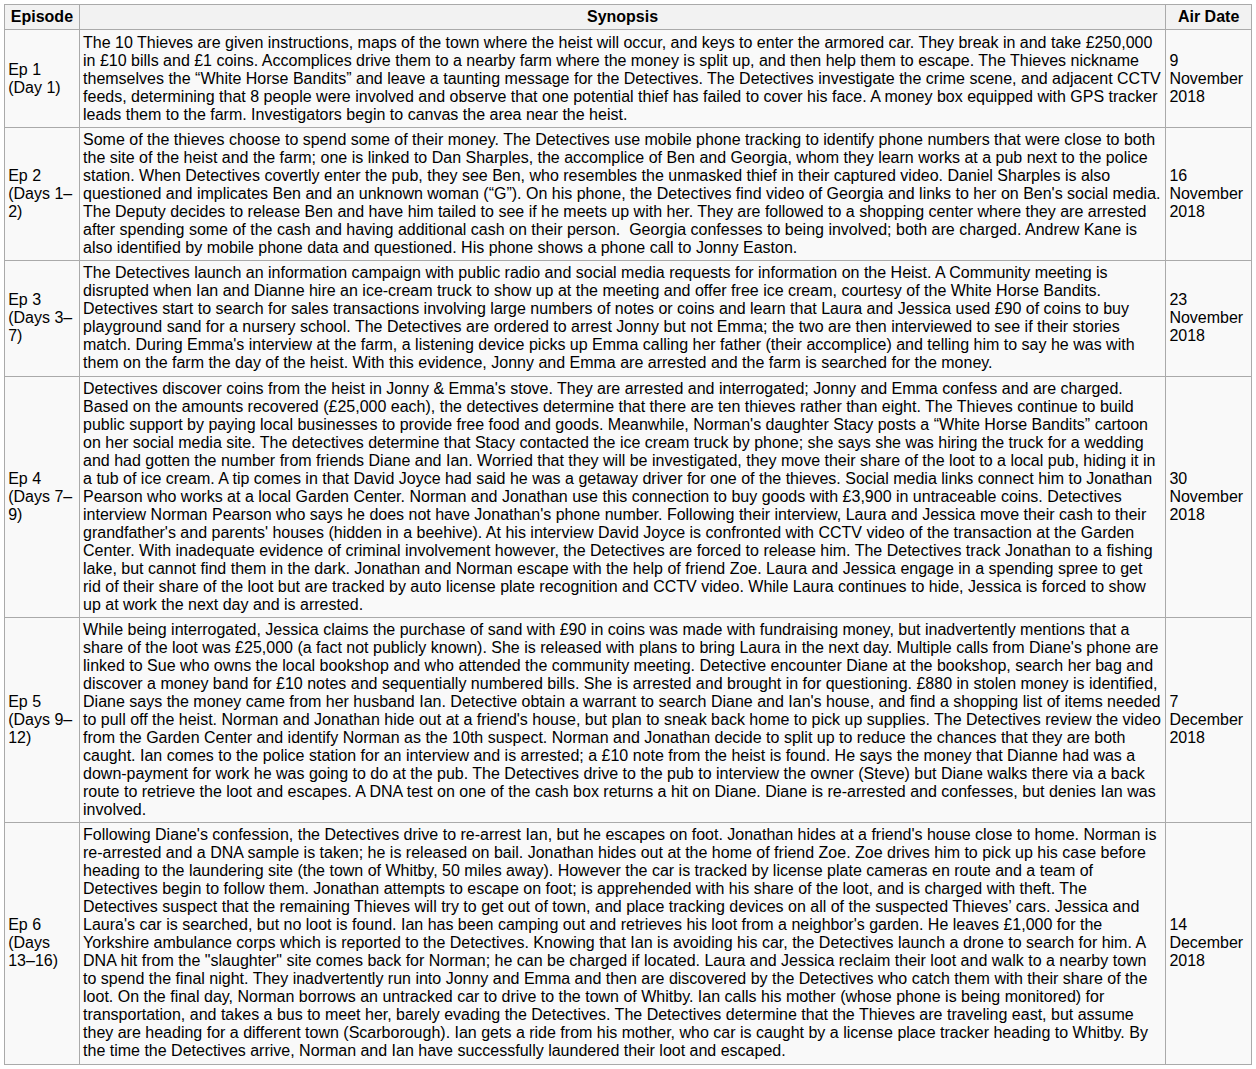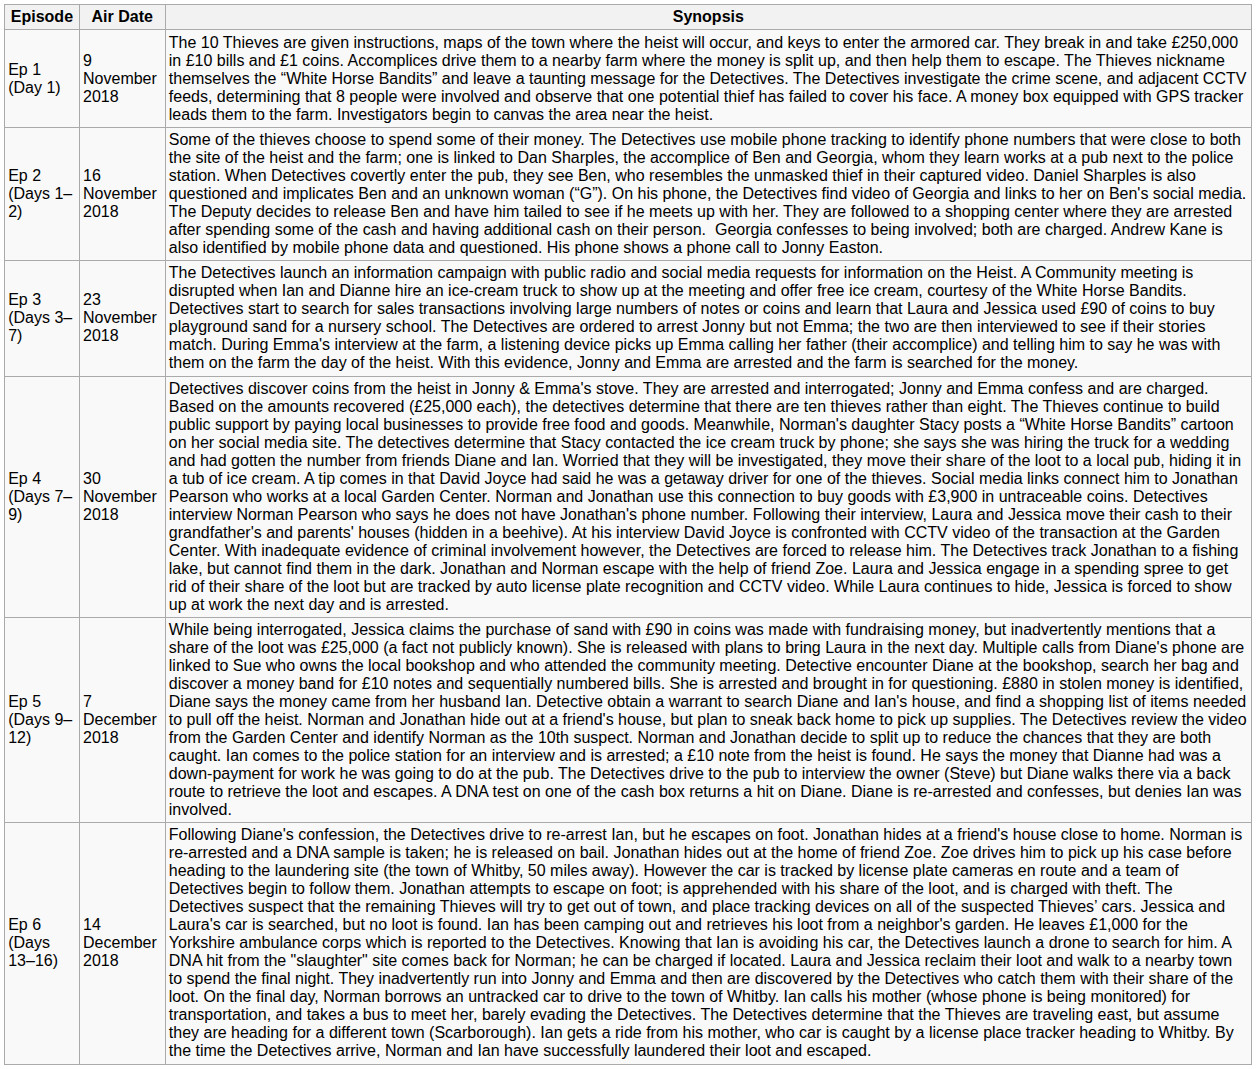columns swapped: (1209, 17) <-> (623, 17)
